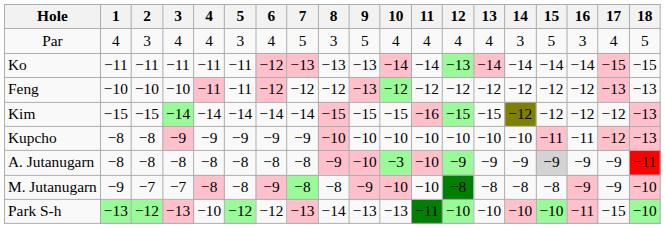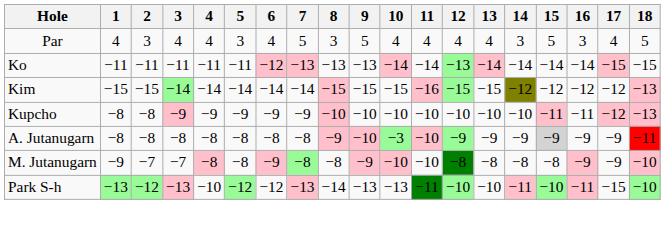- row: (23, 89)
(520, 211) −10 -> (520, 187) −11
